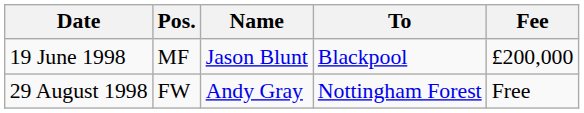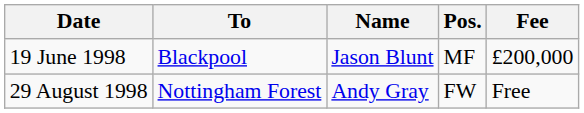columns swapped: (177, 21) <-> (400, 21)
